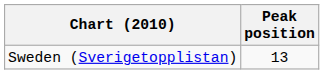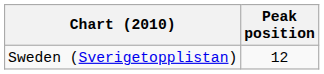(280, 57) 13 -> (280, 57) 12
